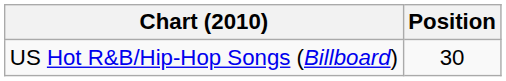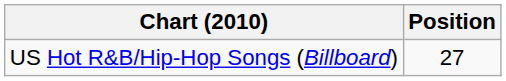(452, 57) 30 -> (452, 57) 27
